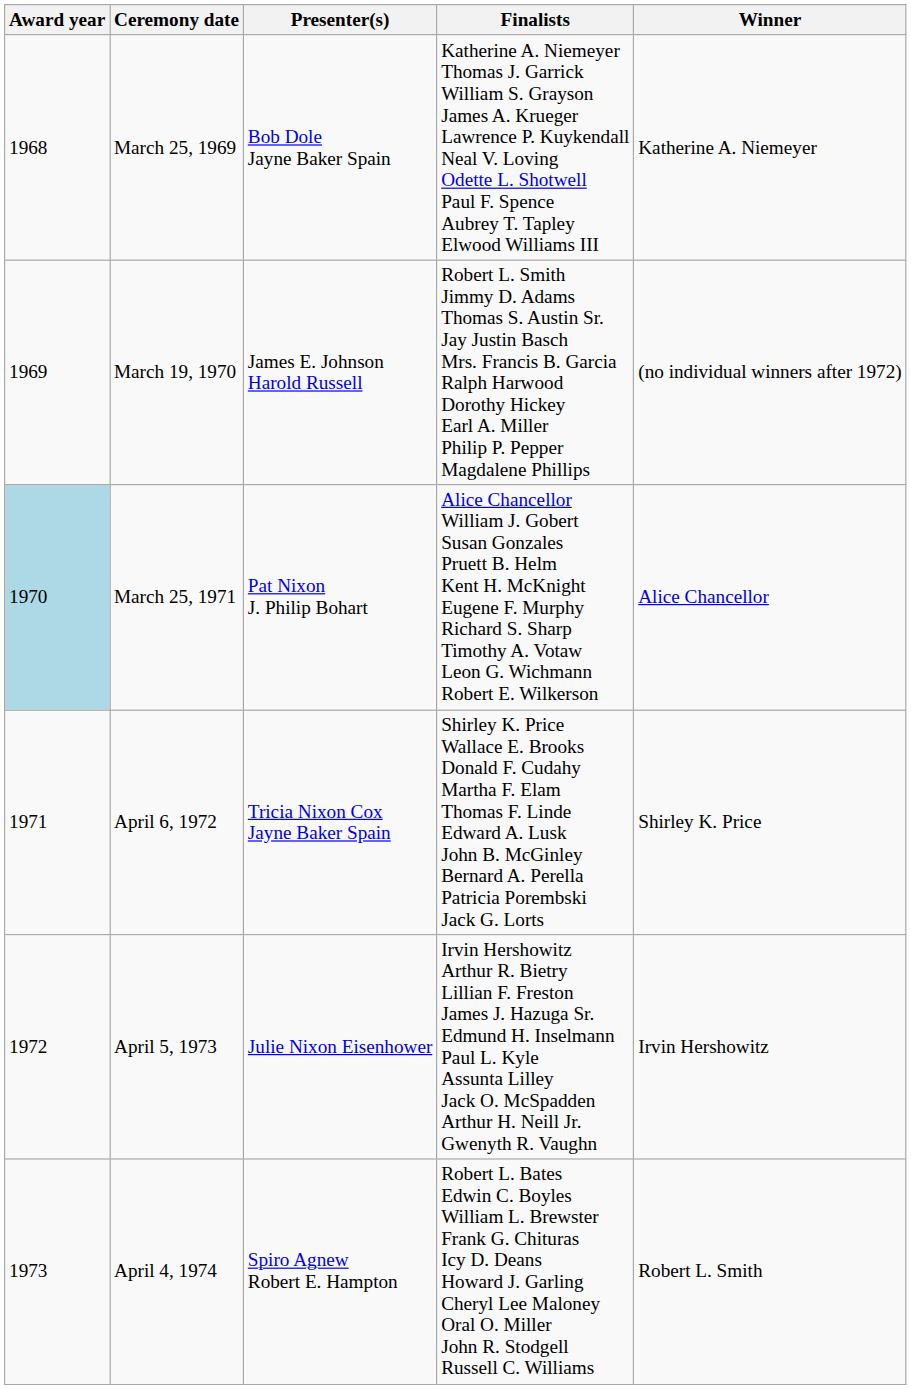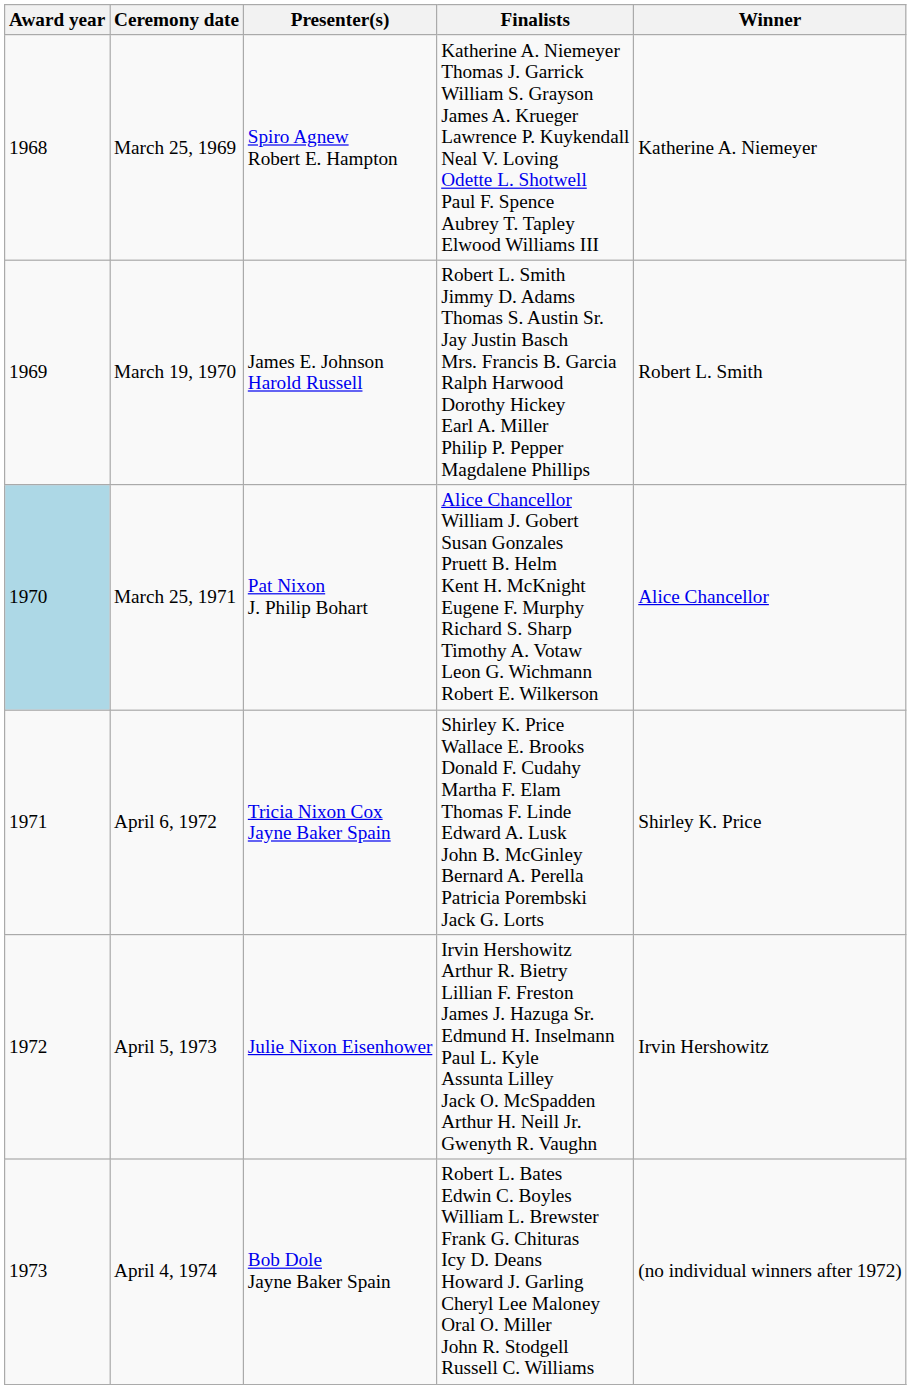(319, 147) Bob Dole Jayne Baker Spain -> (323, 147) Spiro Agnew Robert E. Hampton
(770, 372) (no individual winners after 1972) -> (700, 372) Robert L. Smith
(323, 1271) Spiro Agnew Robert E. Hampton -> (319, 1271) Bob Dole Jayne Baker Spain
(700, 1271) Robert L. Smith -> (770, 1271) (no individual winners after 1972)
